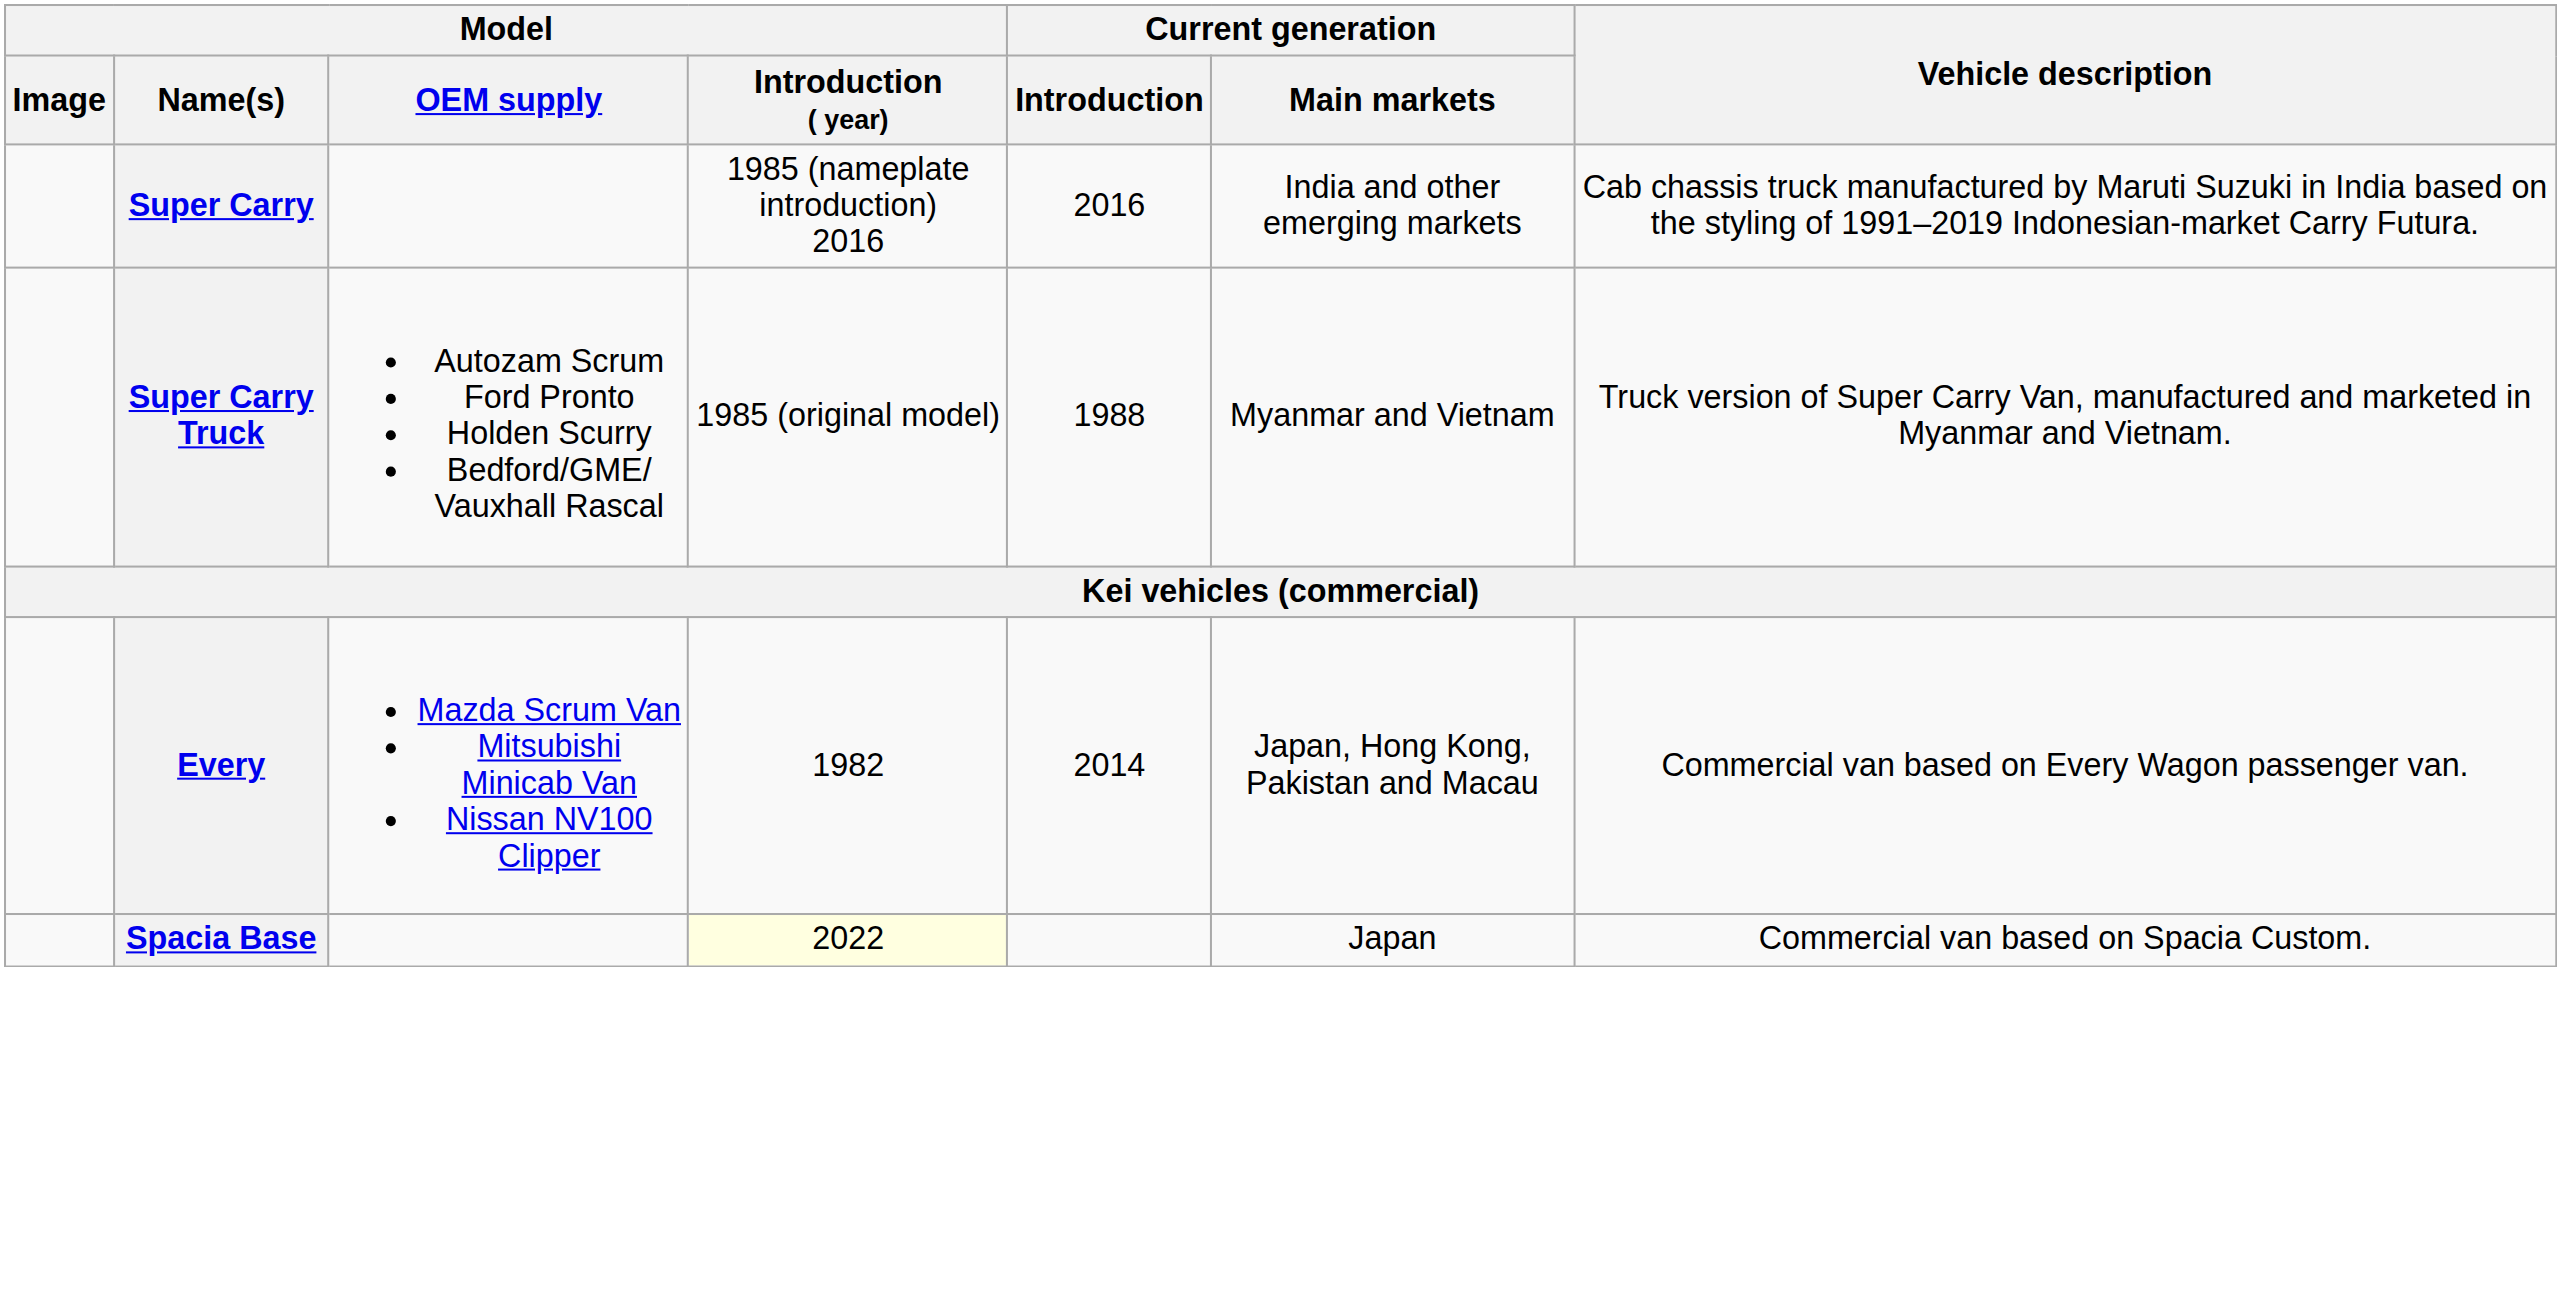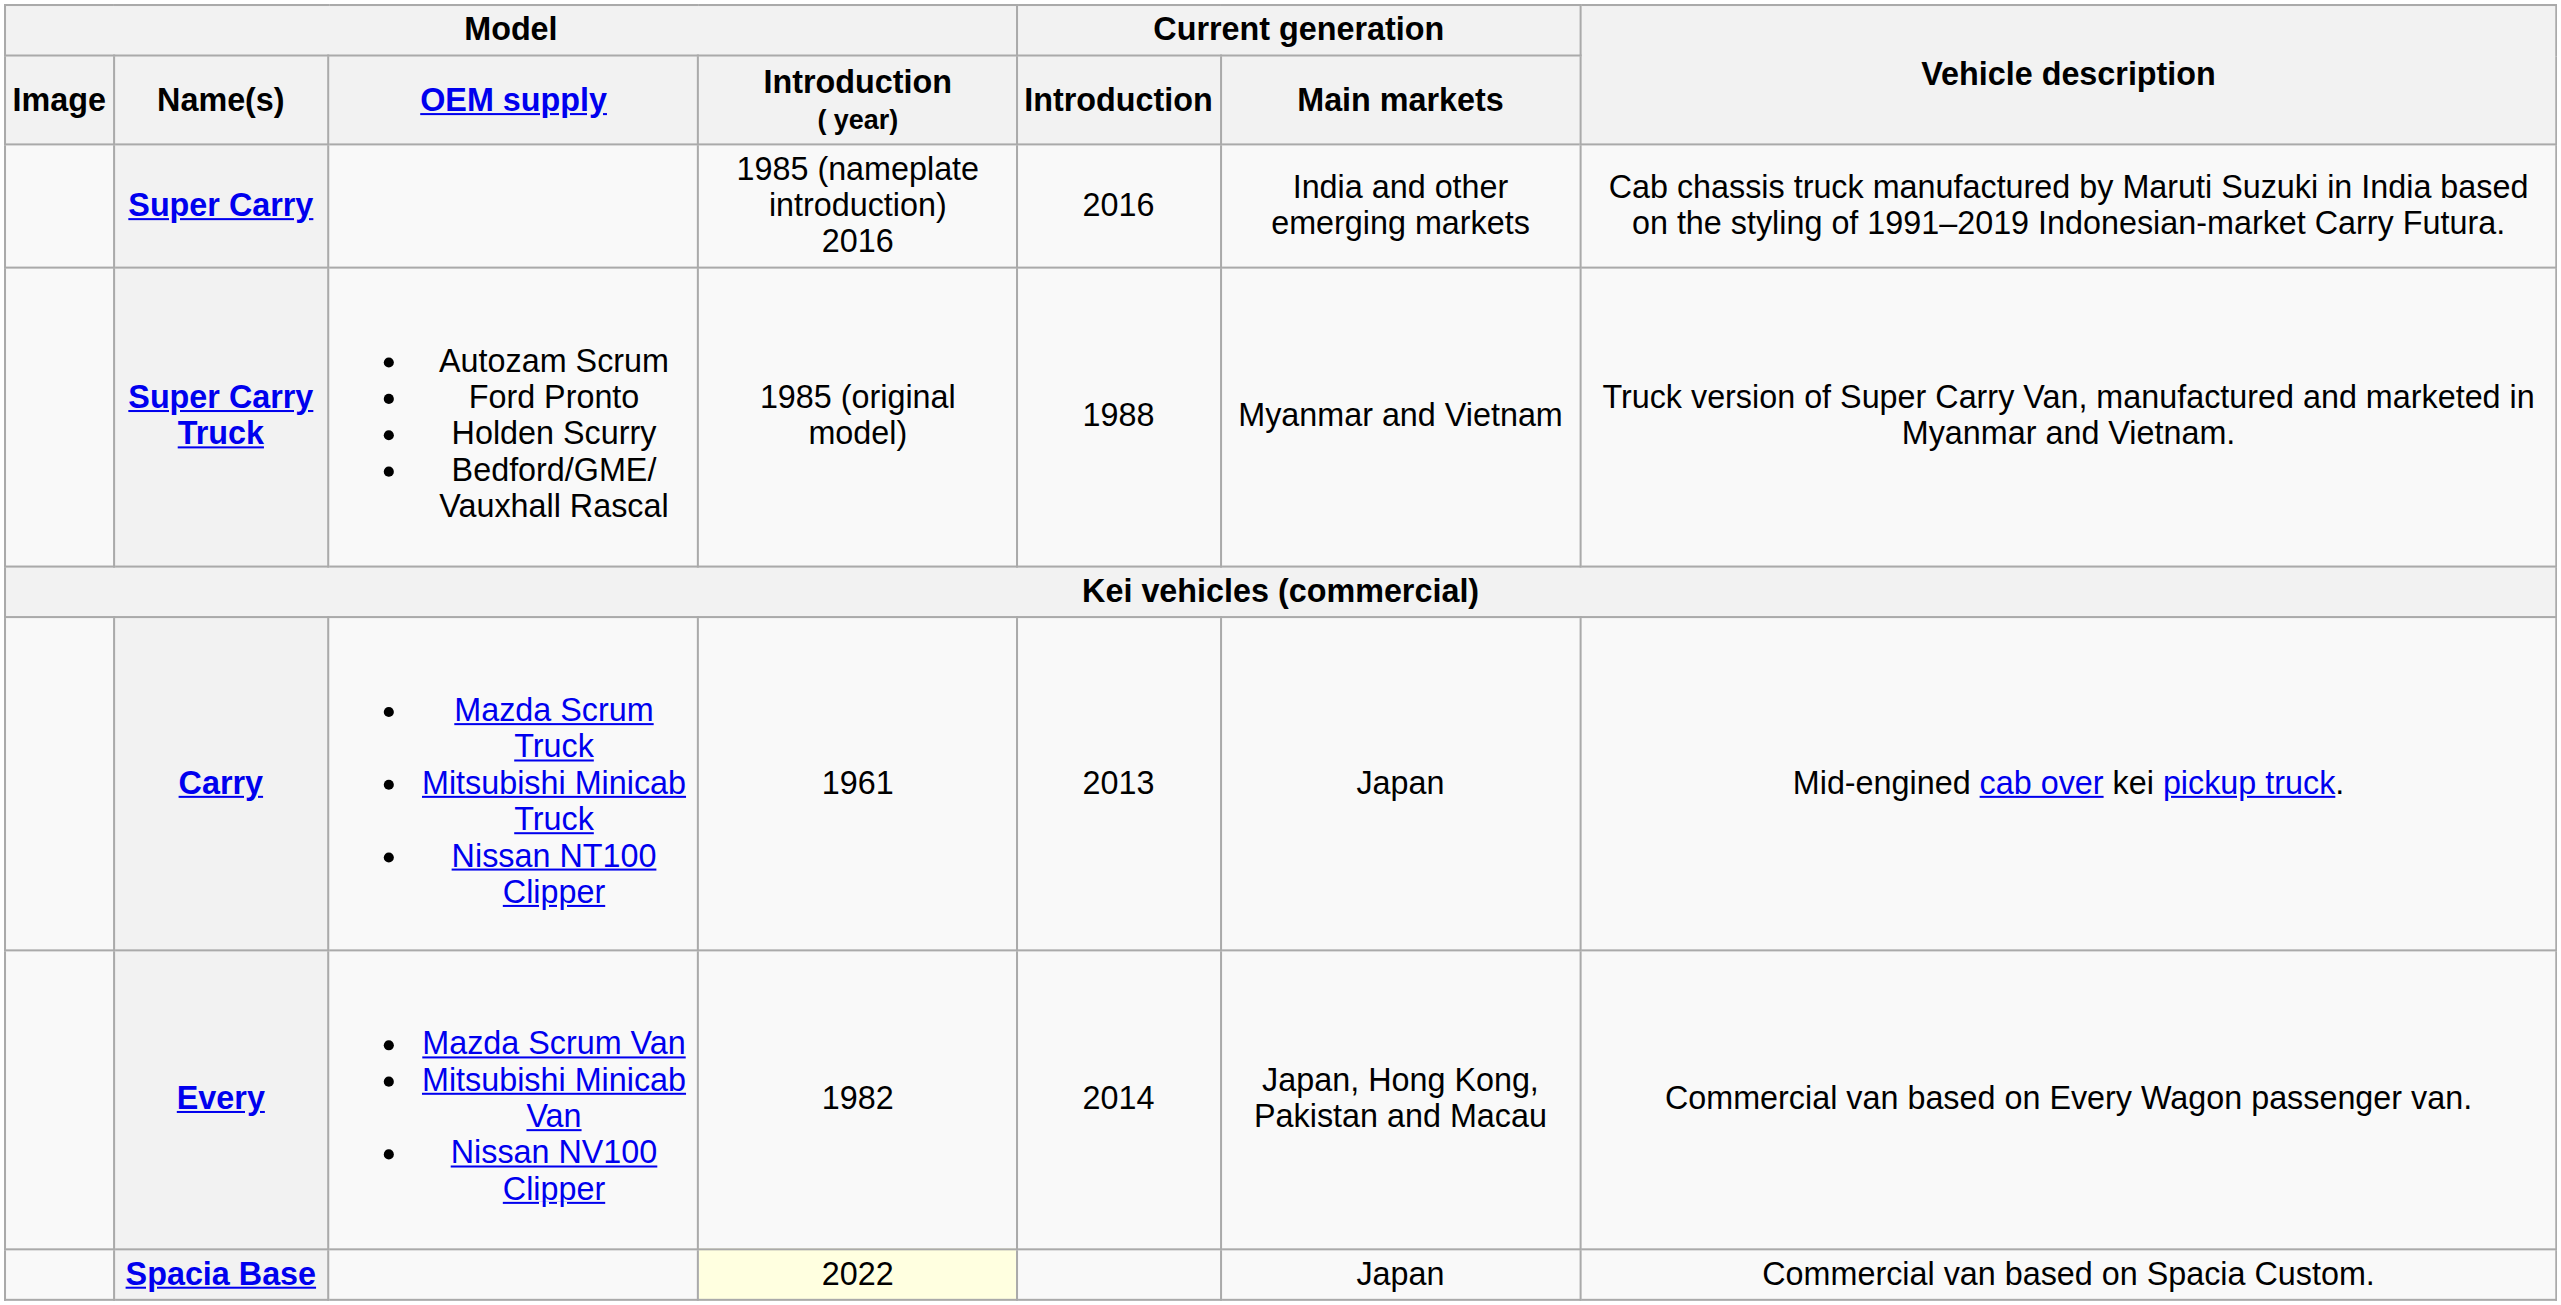+ row: (221, 783)
